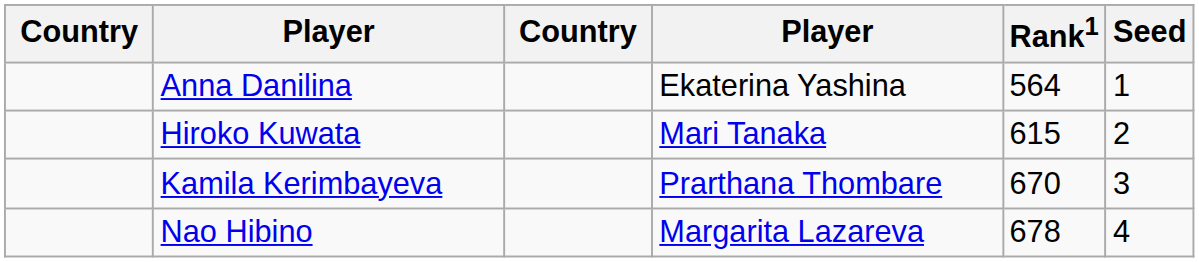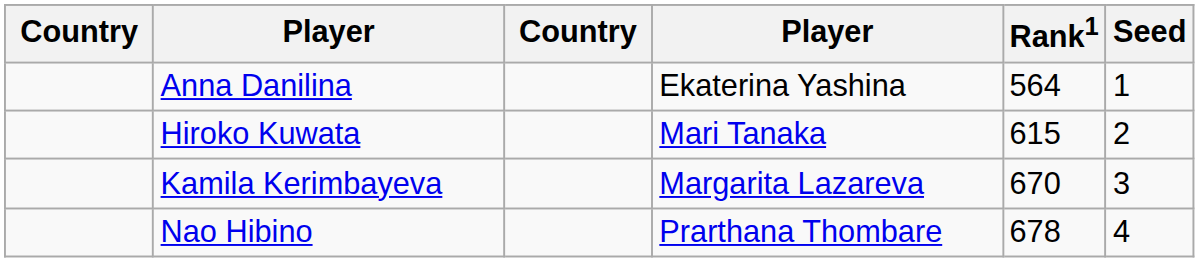(801, 183) Prarthana Thombare -> (792, 183) Margarita Lazareva
(792, 232) Margarita Lazareva -> (801, 232) Prarthana Thombare
